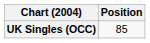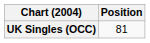(122, 29) 85 -> (122, 29) 81
